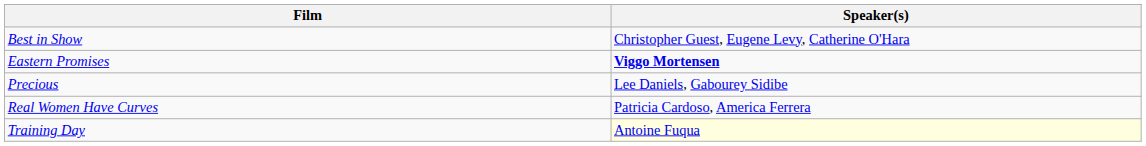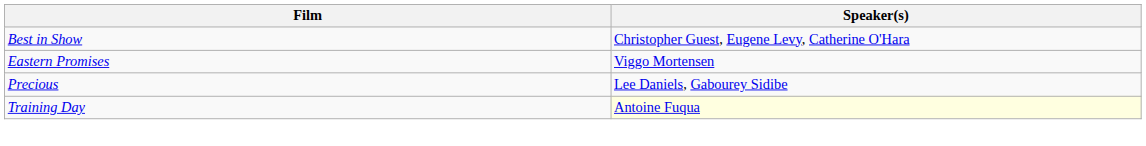(667, 61) bold -> (664, 61) normal
- row: (83, 107)
